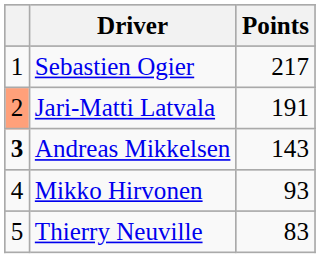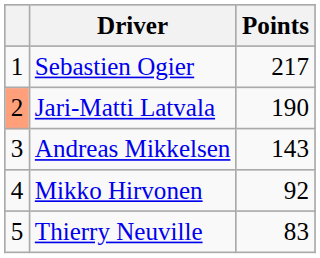(290, 108) 191 -> (290, 108) 190
(17, 149) bold -> (17, 149) normal
(296, 190) 93 -> (296, 190) 92
